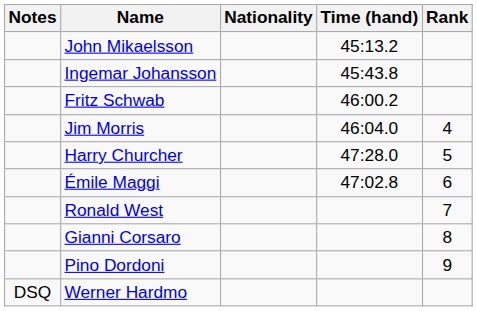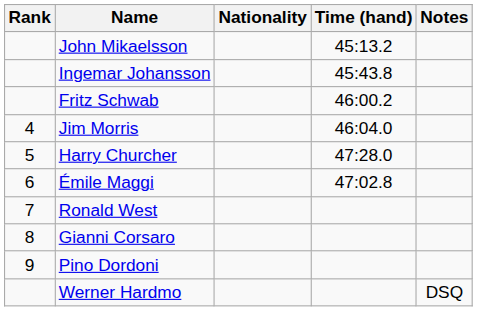columns swapped: (447, 18) <-> (33, 18)
